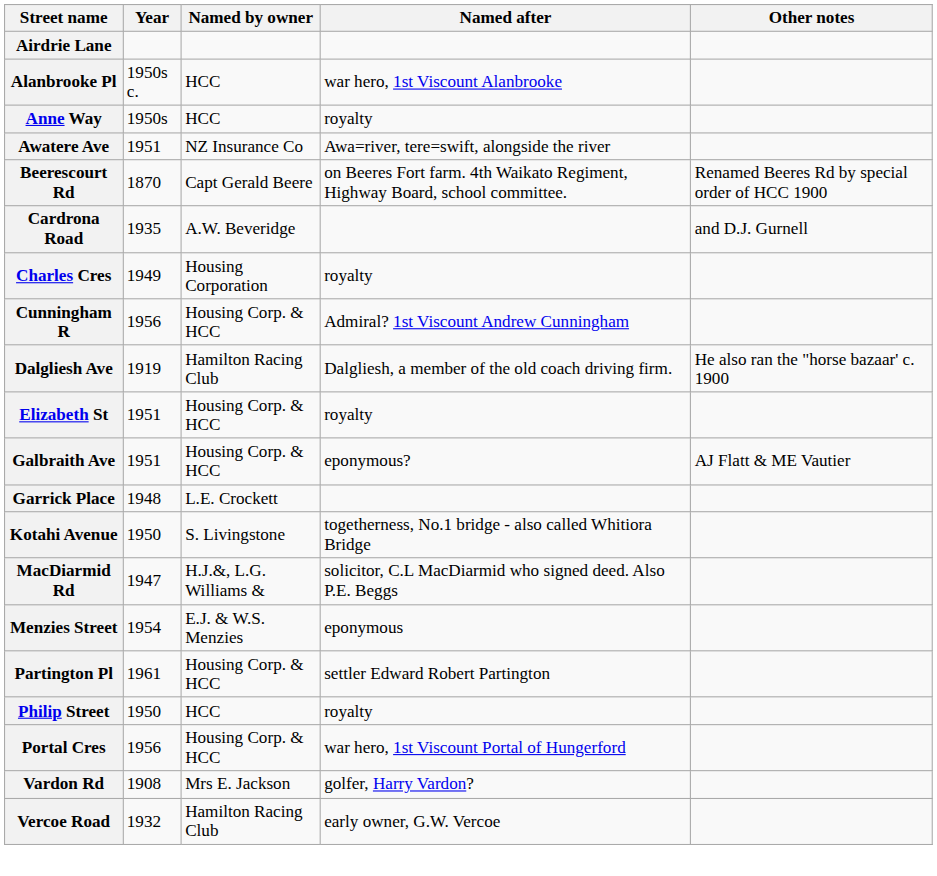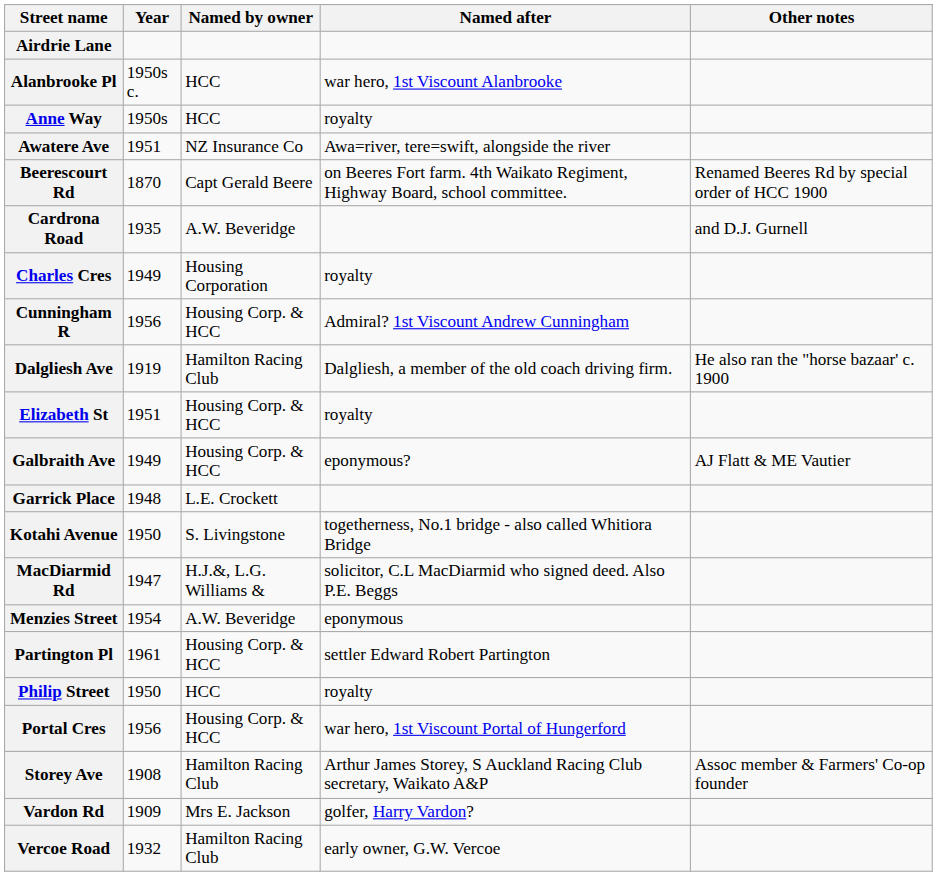(144, 461) 1951 -> (144, 461) 1949
(225, 627) E.J. & W.S. Menzies -> (240, 617) A.W. Beveridge
+ row: (64, 774)
(144, 784) 1908 -> (144, 811) 1909
